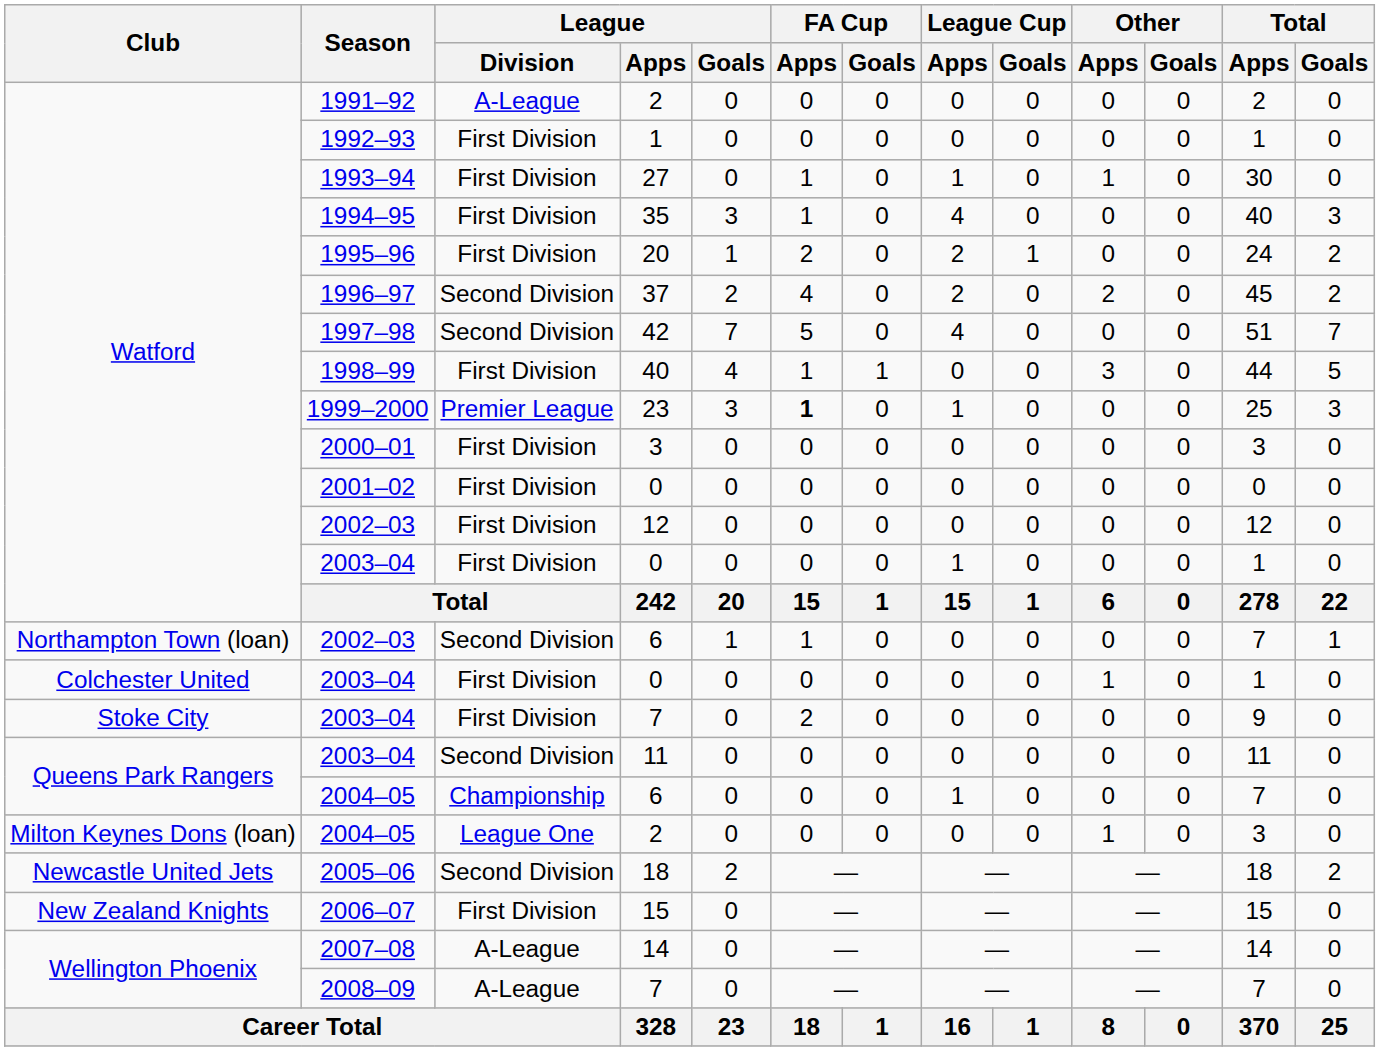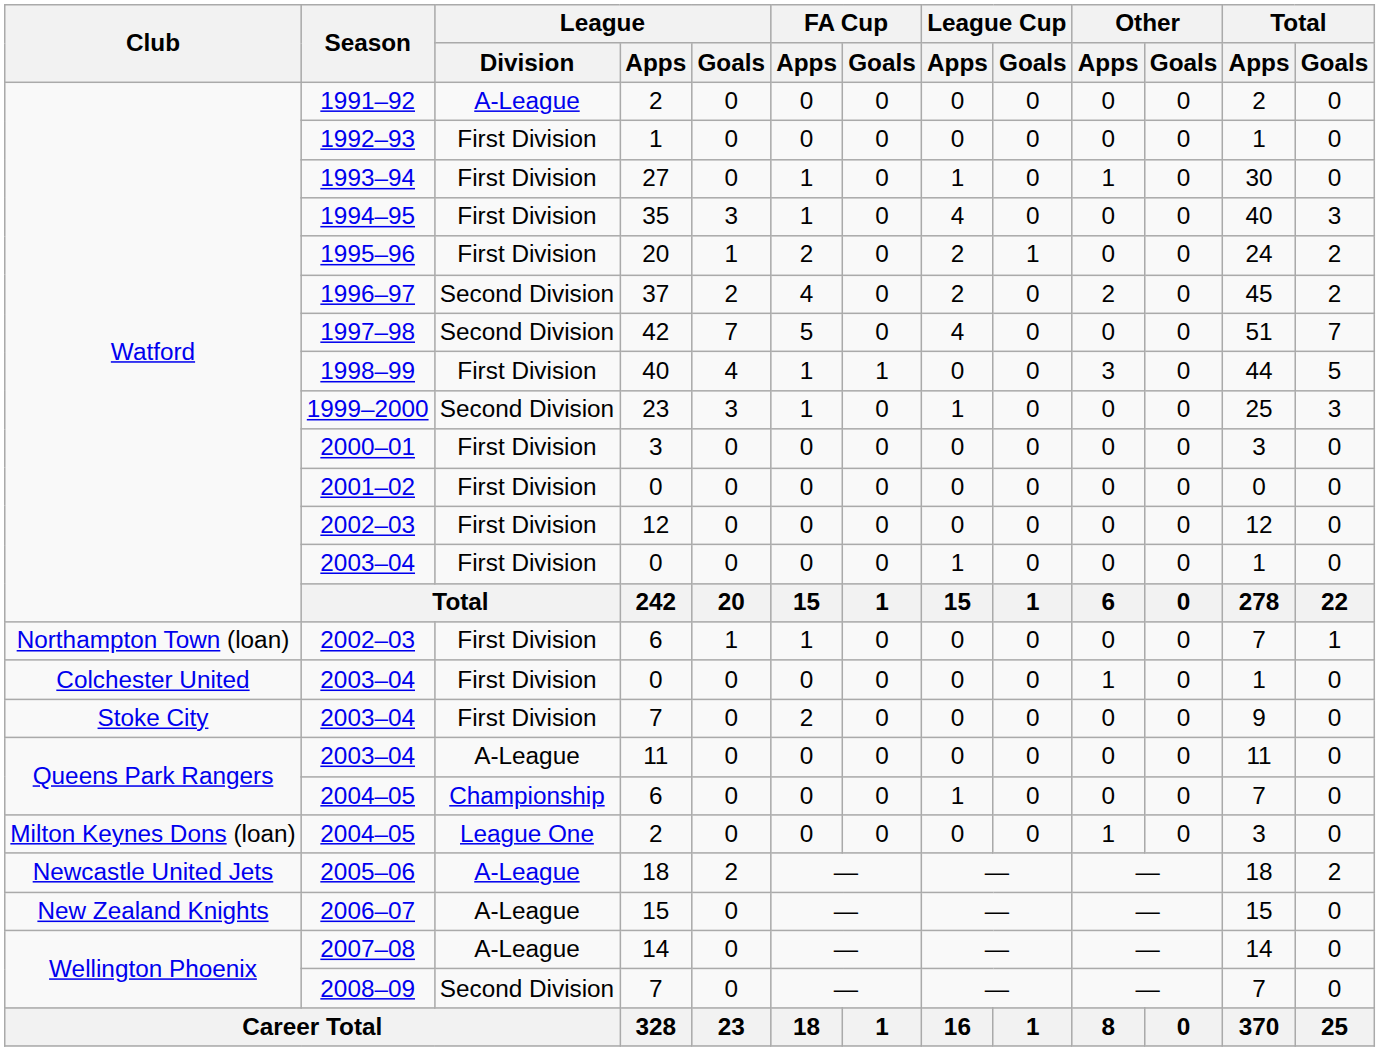(527, 409) Premier League -> (527, 409) Second Division
(807, 409) bold -> (807, 409) normal
(527, 640) Second Division -> (527, 640) First Division
(527, 756) Second Division -> (527, 756) A-League
(527, 872) Second Division -> (527, 872) A-League
(527, 910) First Division -> (527, 910) A-League
(527, 988) A-League -> (527, 988) Second Division
